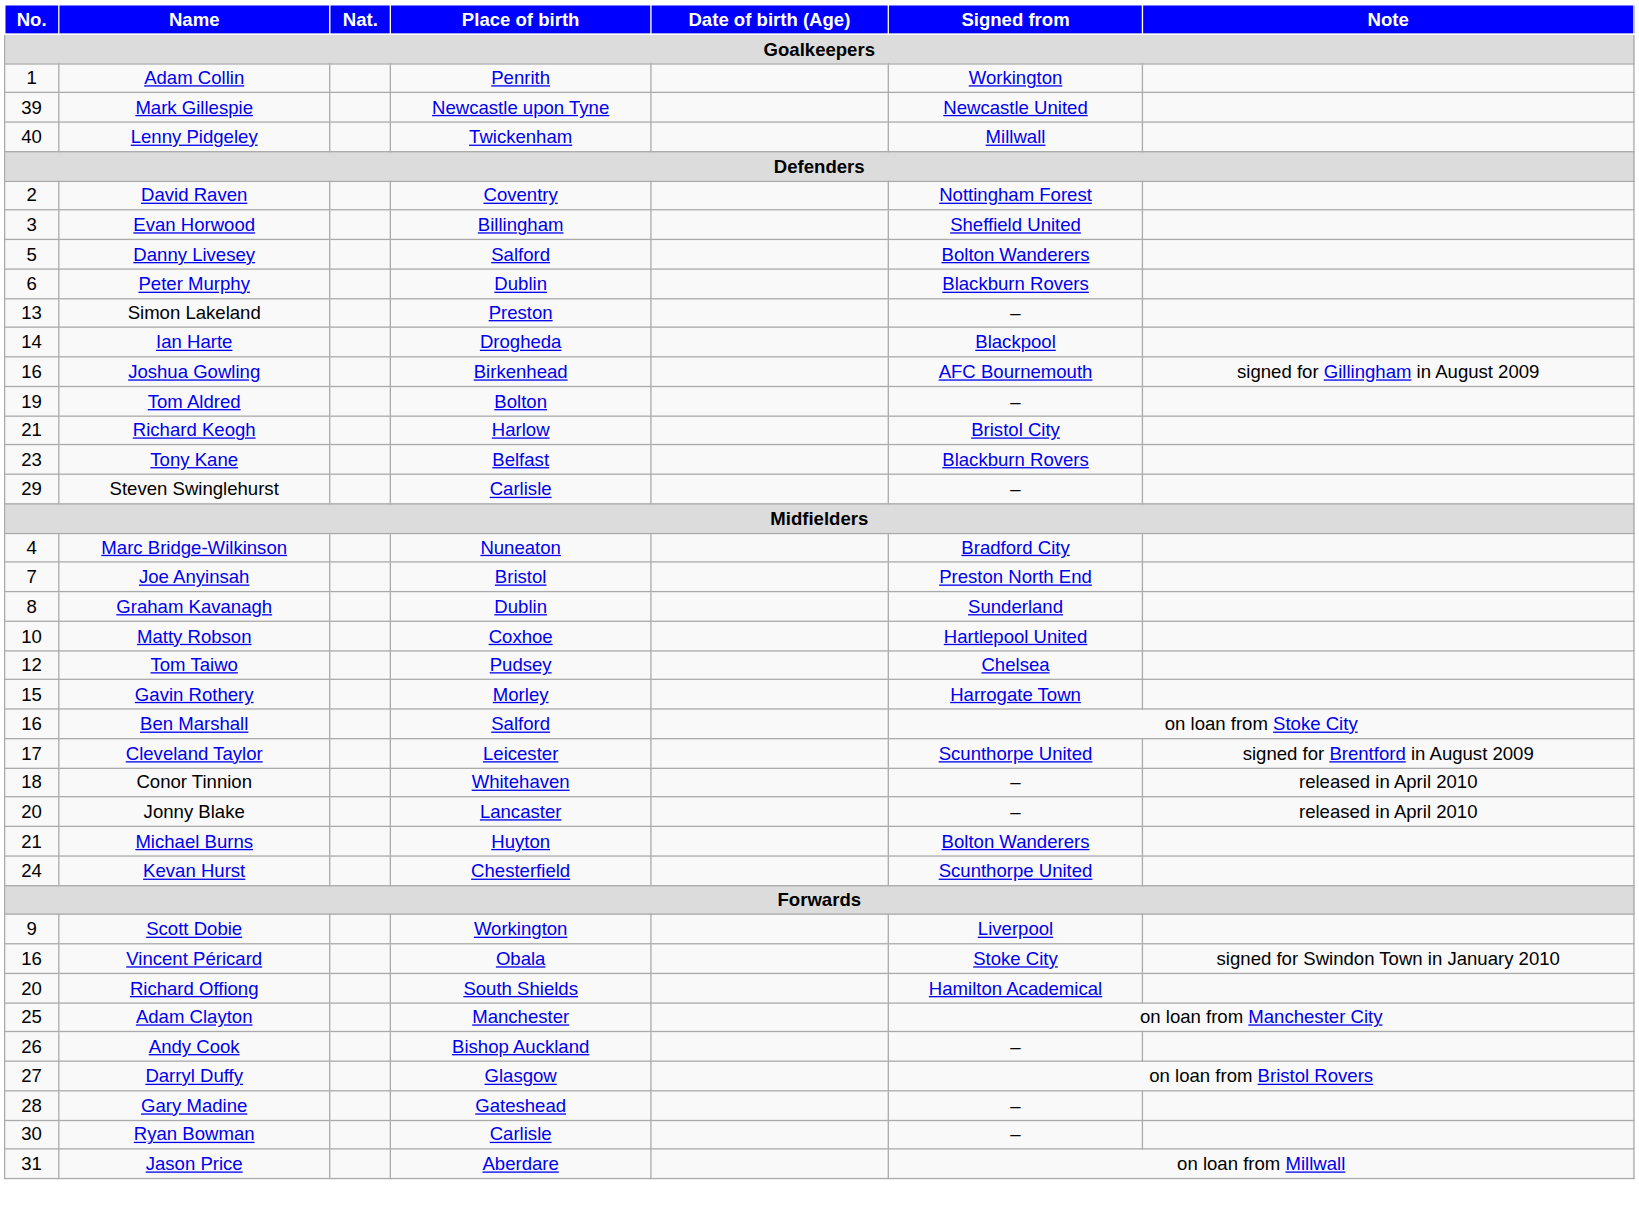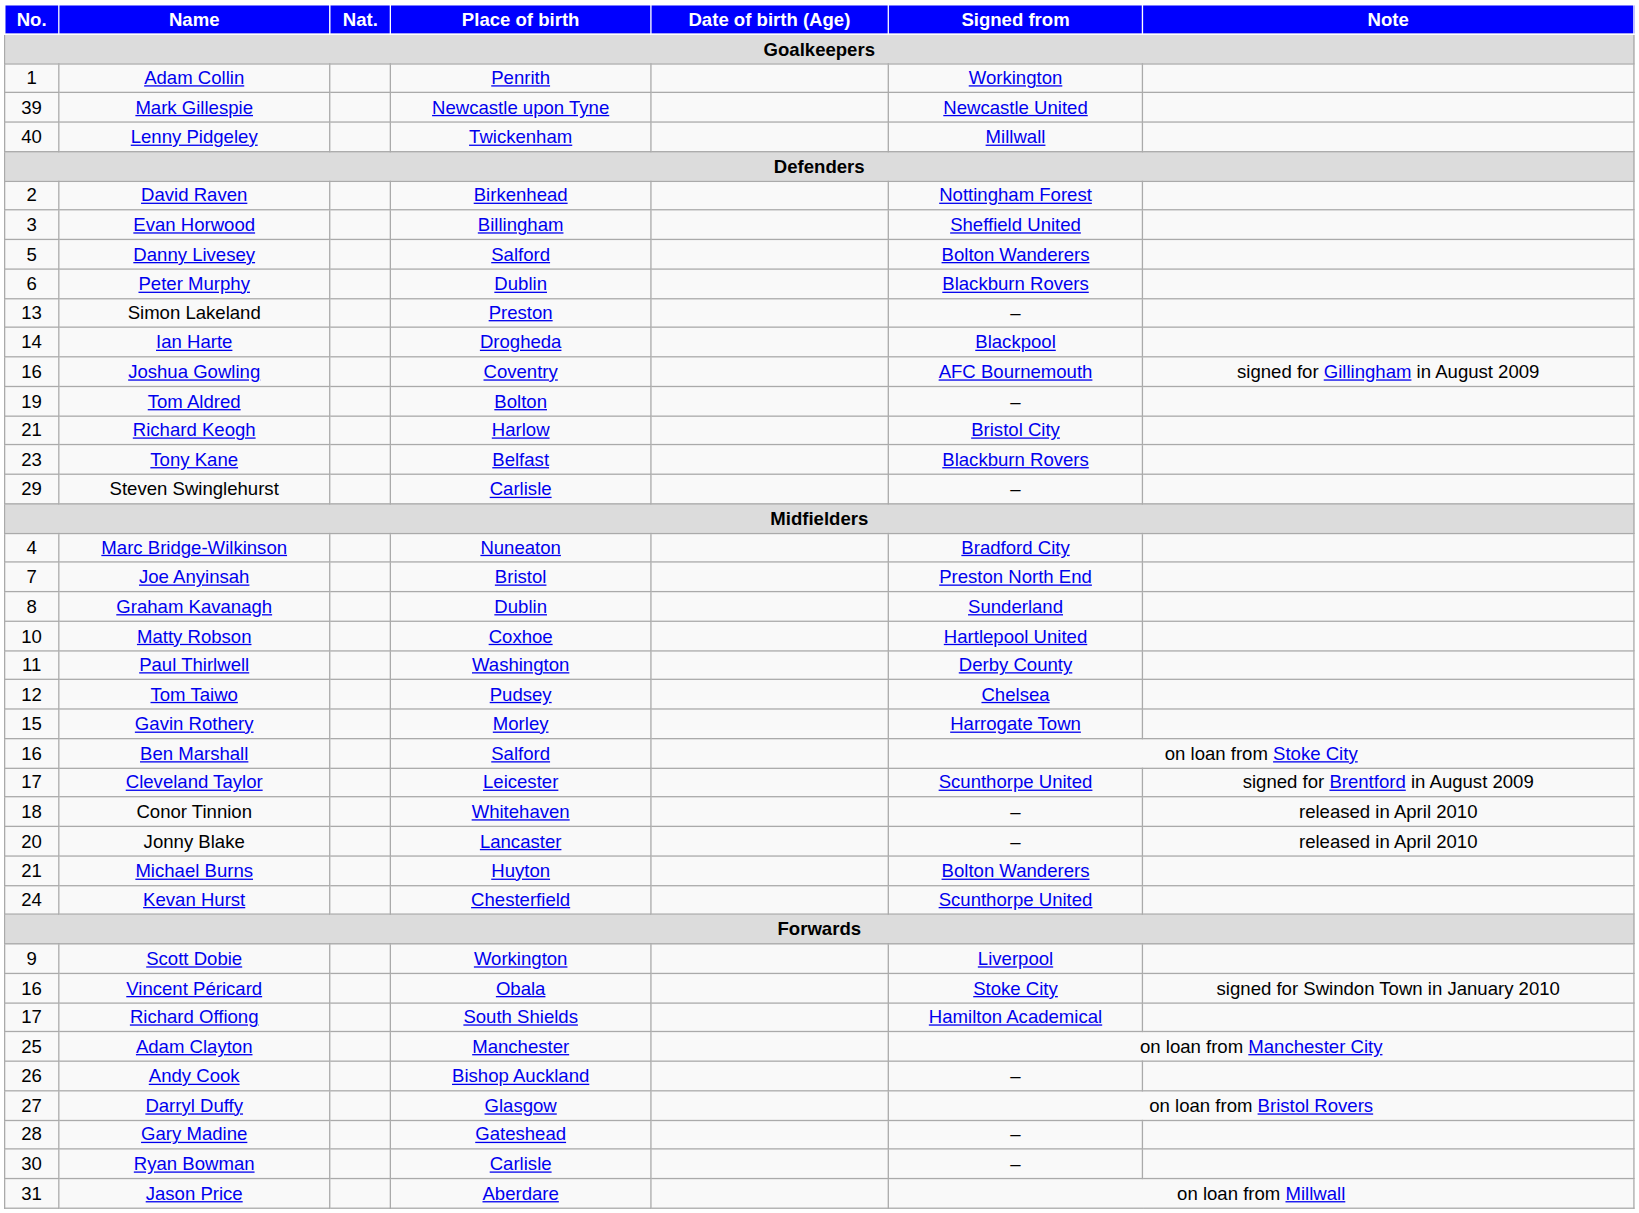(521, 196) Coventry -> (521, 196) Birkenhead
(521, 372) Birkenhead -> (521, 372) Coventry
+ row: (194, 665)
(32, 988) 20 -> (32, 1018) 17
